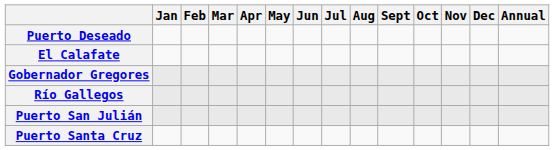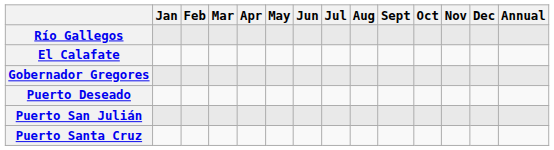rows swapped: (79, 95) <-> (79, 35)
